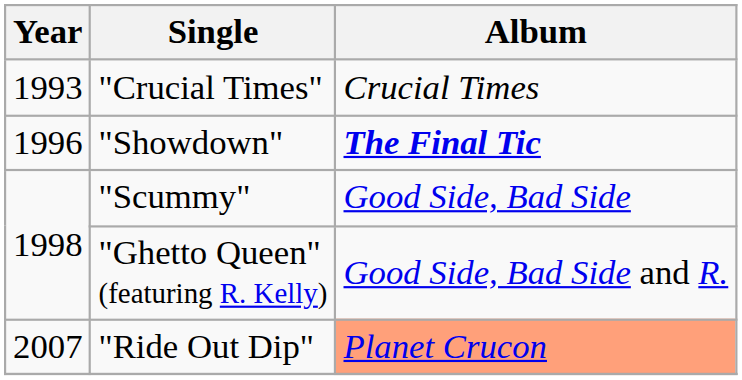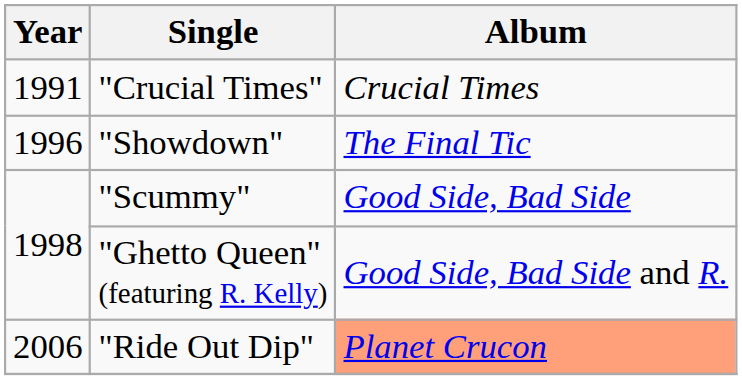(48, 87) 1993 -> (48, 87) 1991
(442, 142) bold -> (437, 142) normal
(48, 346) 2007 -> (48, 346) 2006
